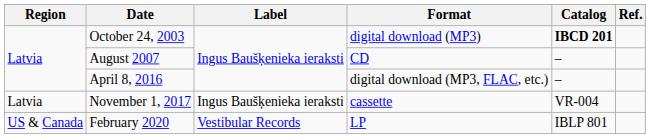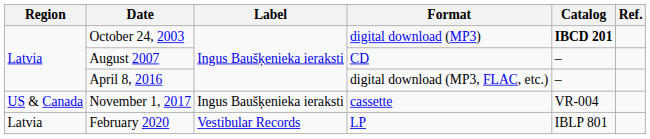(25, 101) Latvia -> (45, 101) US & Canada
(45, 123) US & Canada -> (25, 123) Latvia
